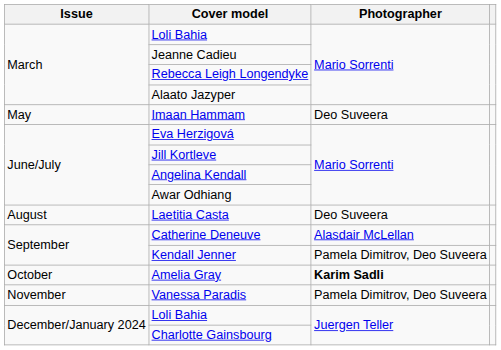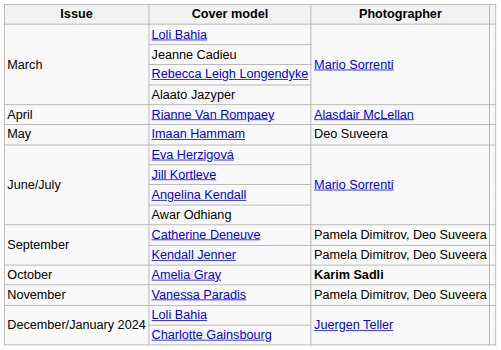+ row: (20, 114)
- row: (27, 214)
(364, 235) Alasdair McLellan -> (400, 235) Pamela Dimitrov, Deo Suveera
